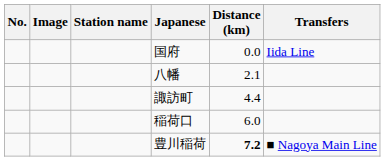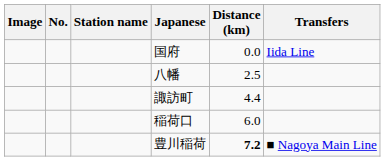columns swapped: (17, 22) <-> (50, 22)
(252, 74) 2.1 -> (252, 74) 2.5
